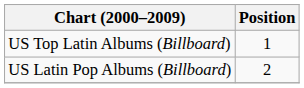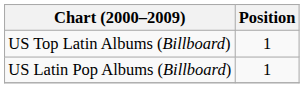(267, 69) 2 -> (267, 69) 1
